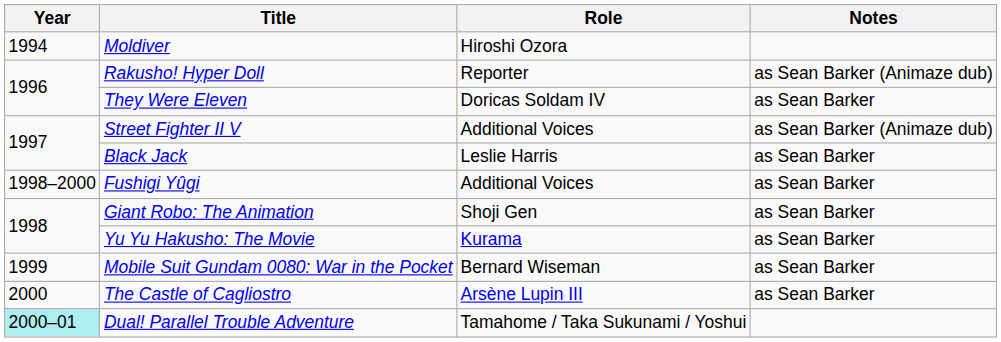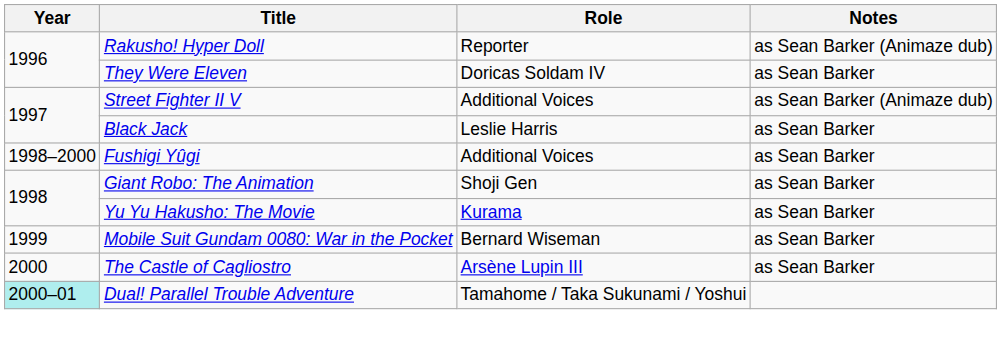- row: (137, 45)
